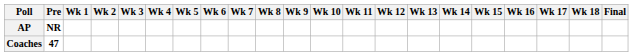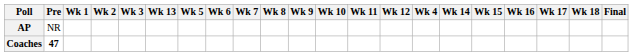columns swapped: (160, 12) <-> (423, 12)
(54, 28) bold -> (54, 28) normal
